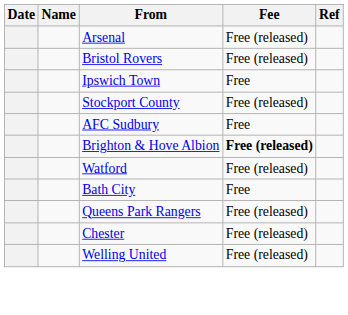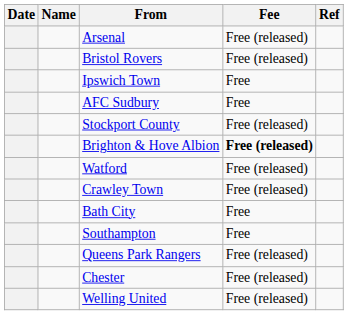rows swapped: (131, 102) <-> (121, 124)
+ row: (123, 189)
+ row: (119, 233)
